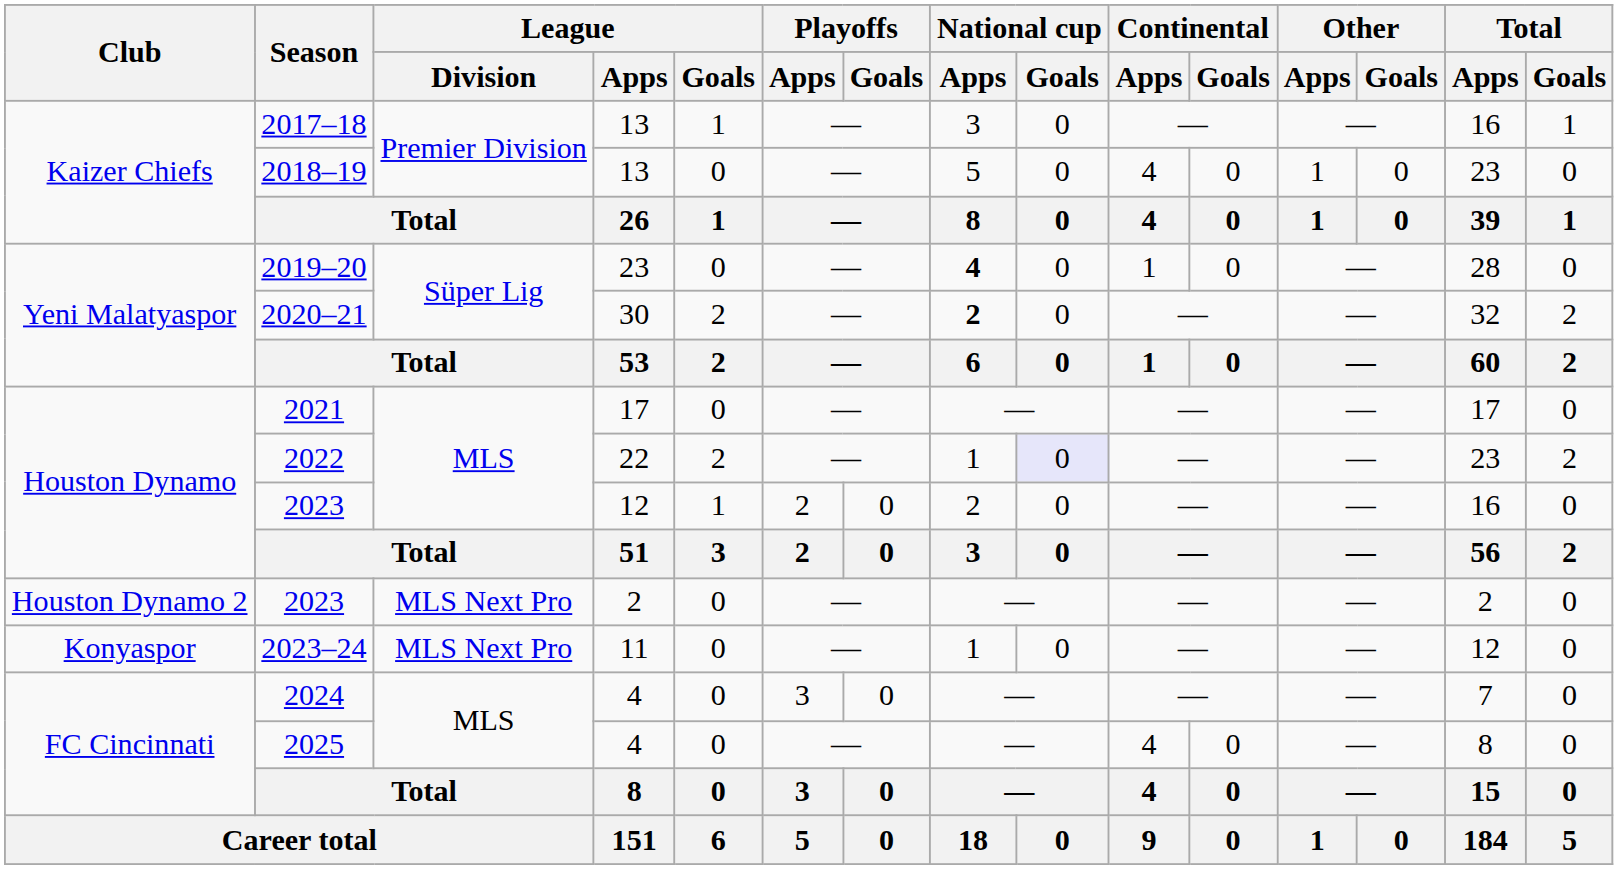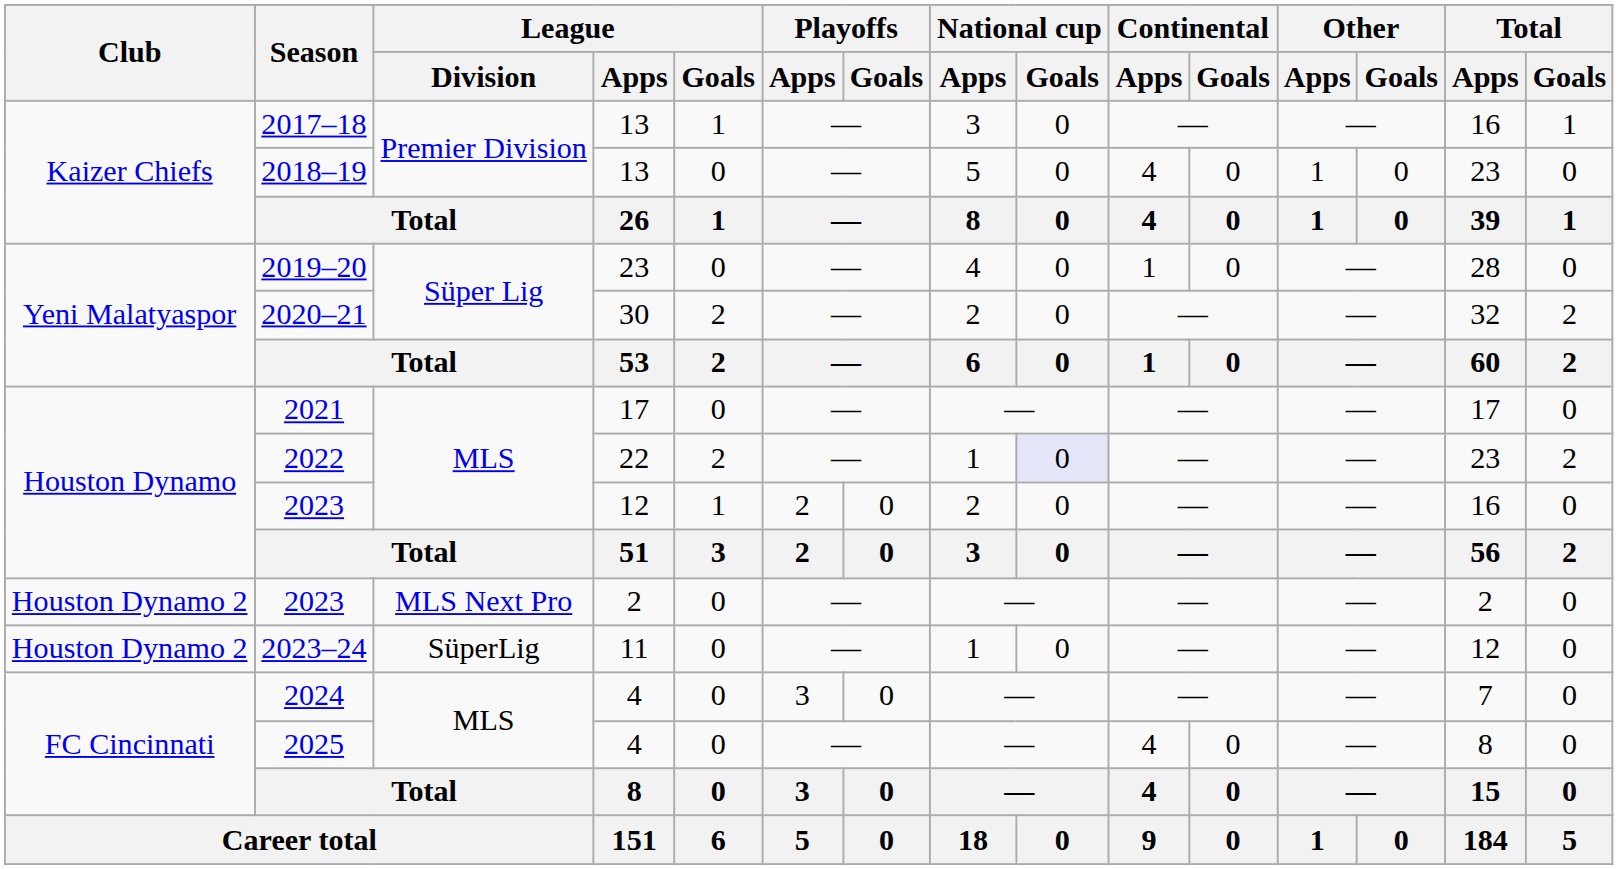(973, 266) bold -> (973, 266) normal
(973, 314) bold -> (973, 314) normal
(130, 648) Konyaspor -> (130, 648) Houston Dynamo 2
(484, 648) MLS Next Pro -> (484, 648) SüperLig
